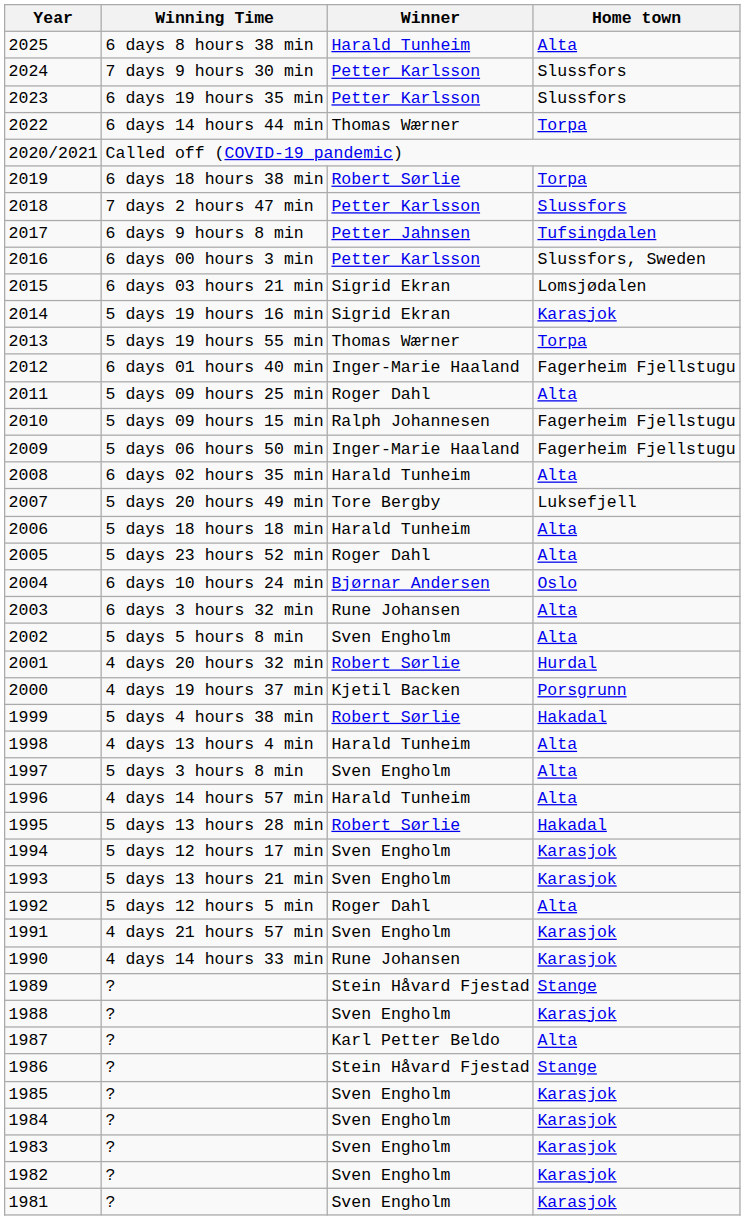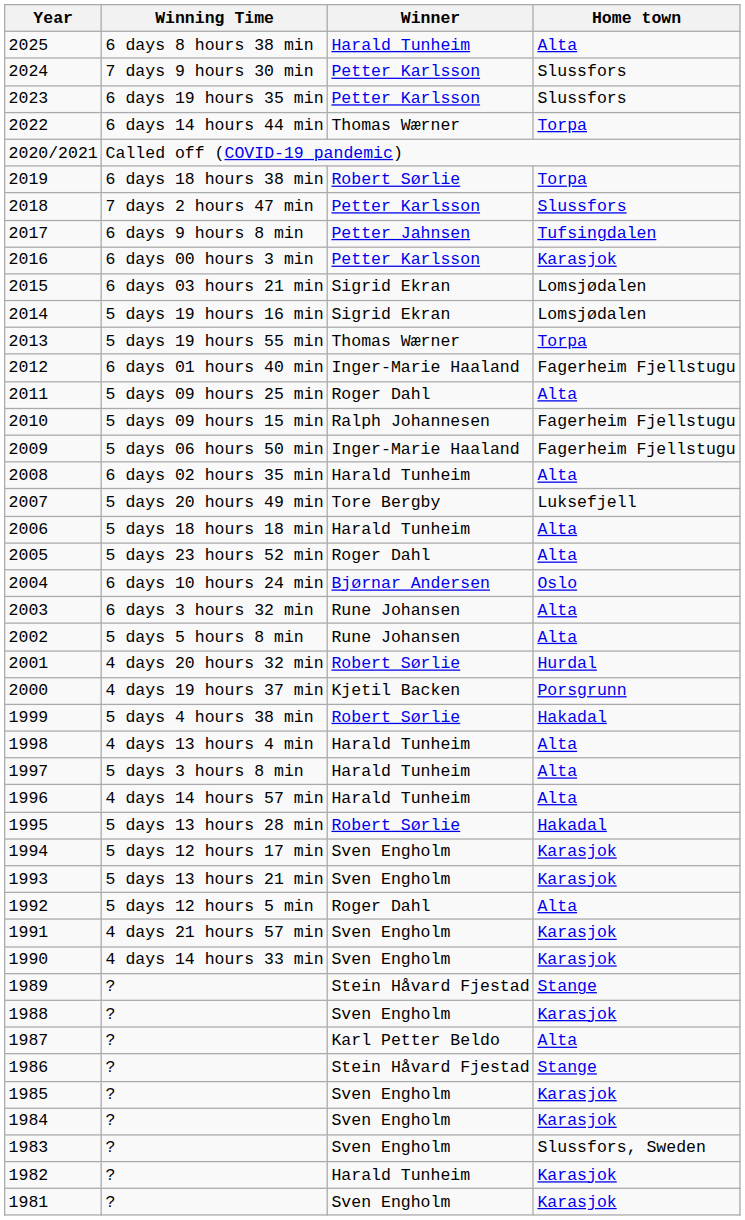(622, 260) Slussfors, Sweden -> (577, 260) Karasjok
(577, 314) Karasjok -> (592, 314) Lomsjødalen
(391, 637) Sven Engholm -> (396, 637) Rune Johansen
(391, 772) Sven Engholm -> (401, 772) Harald Tunheim
(396, 960) Rune Johansen -> (391, 960) Sven Engholm
(577, 1148) Karasjok -> (622, 1148) Slussfors, Sweden
(391, 1175) Sven Engholm -> (401, 1175) Harald Tunheim
